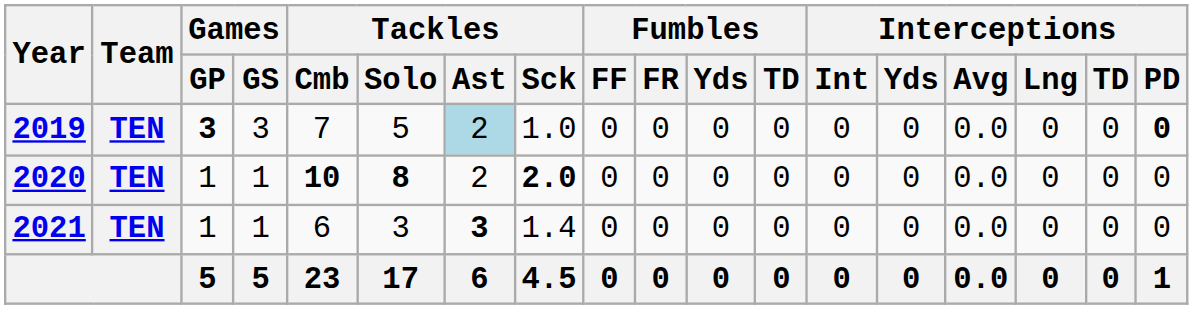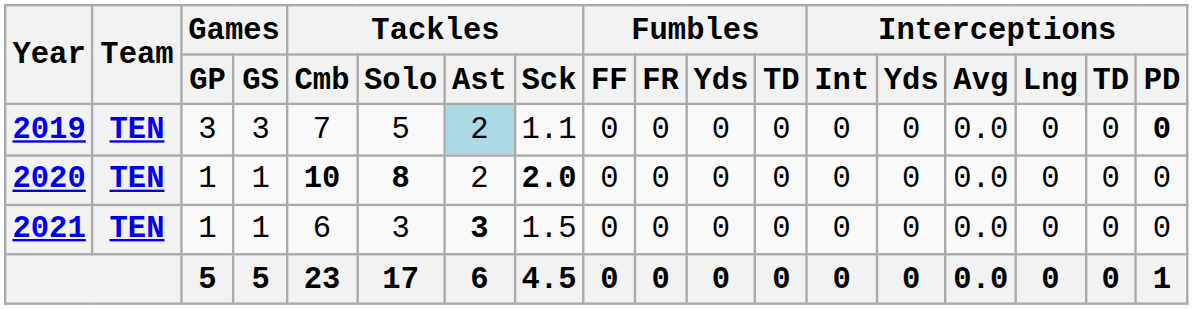(208, 130) bold -> (208, 130) normal
(549, 130) 1.0 -> (549, 130) 1.1
(549, 229) 1.4 -> (549, 229) 1.5
